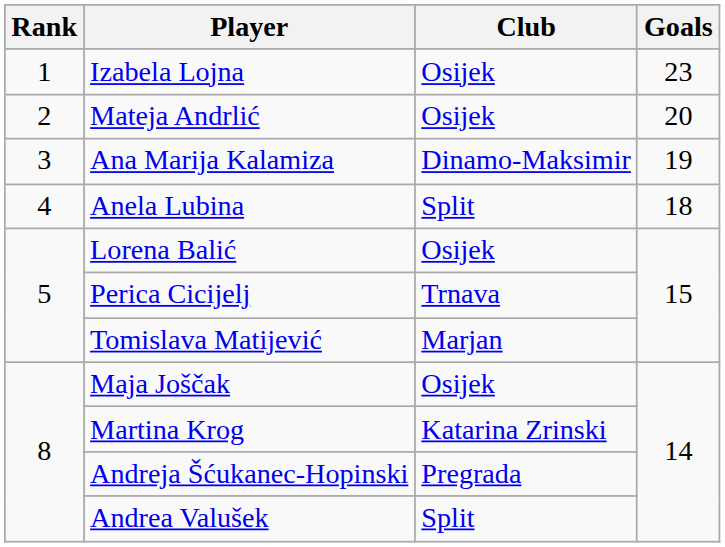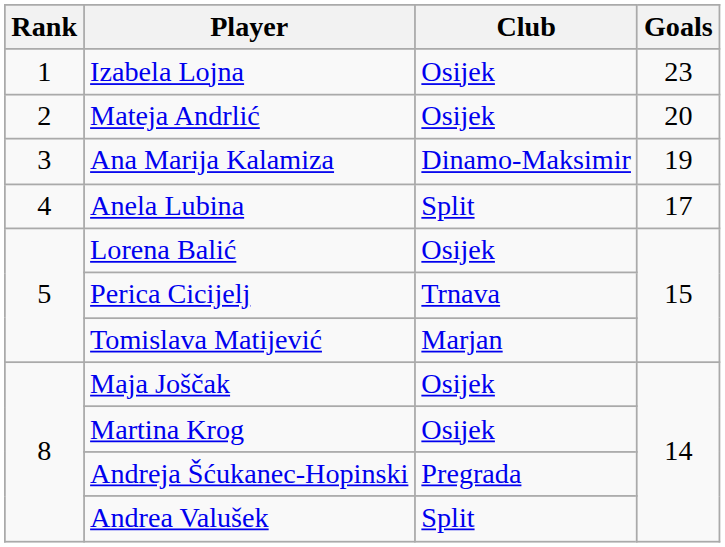(678, 205) 18 -> (678, 205) 17
(514, 428) Katarina Zrinski -> (458, 428) Osijek
